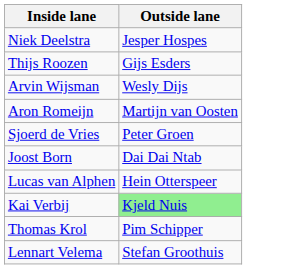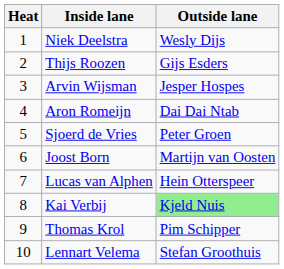+ column: (23, 16)
(165, 39) Jesper Hospes -> (192, 39) Wesly Dijs
(155, 87) Wesly Dijs -> (202, 87) Jesper Hospes
(180, 110) Martijn van Oosten -> (199, 110) Dai Dai Ntab
(162, 157) Dai Dai Ntab -> (217, 157) Martijn van Oosten
